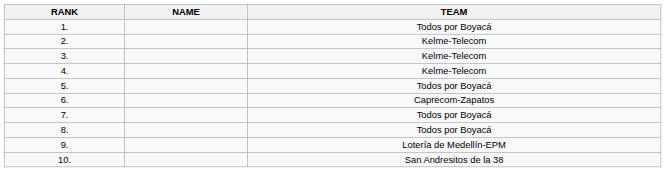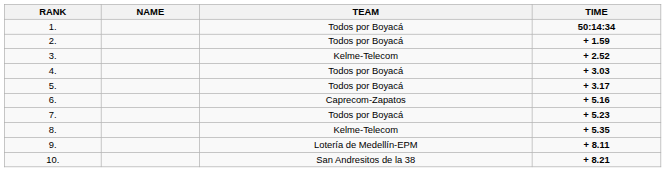+ column: (596, 12)
(454, 42) Kelme-Telecom -> (366, 42) Todos por Boyacá
(454, 71) Kelme-Telecom -> (366, 71) Todos por Boyacá
(454, 130) Todos por Boyacá -> (366, 130) Kelme-Telecom
